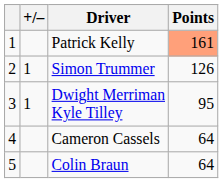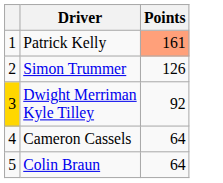- column: (34, 17)
(12, 104) no background -> (12, 104) gold background
(206, 104) 95 -> (178, 104) 92
